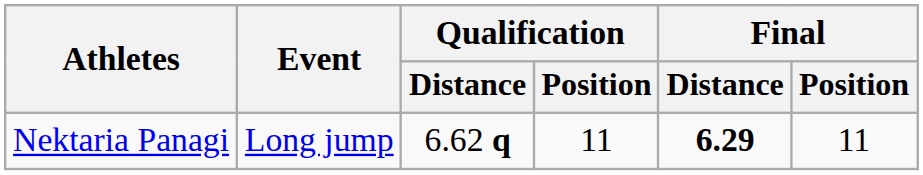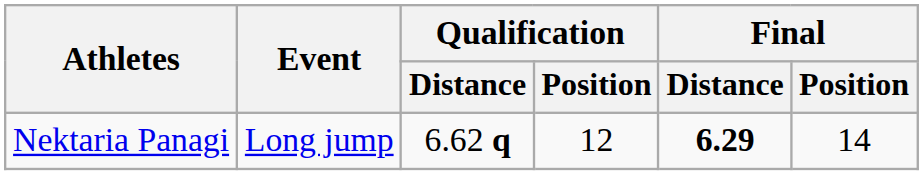(596, 140) 11 -> (596, 140) 12
(854, 140) 11 -> (854, 140) 14
